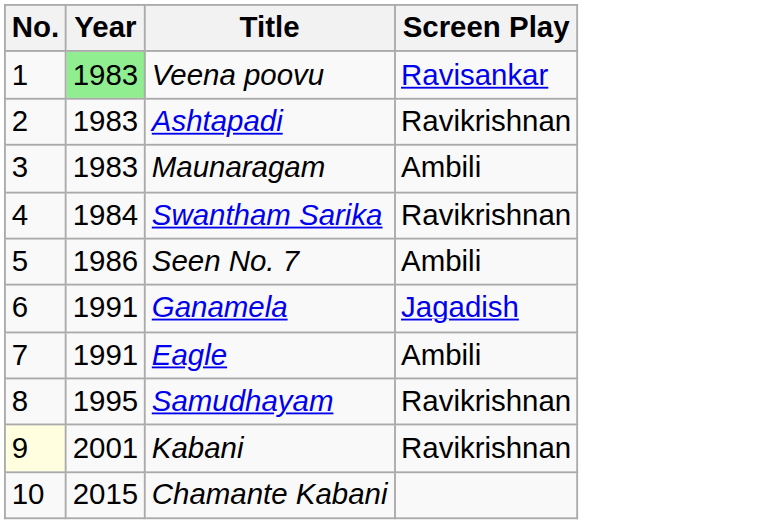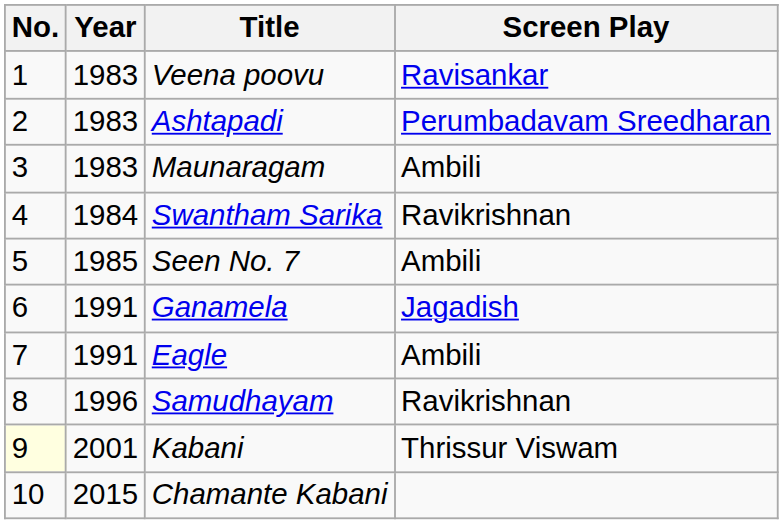(105, 74) lightgreen background -> (105, 74) no background
(486, 121) Ravikrishnan -> (586, 121) Perumbadavam Sreedharan
(105, 261) 1986 -> (105, 261) 1985
(105, 401) 1995 -> (105, 401) 1996
(486, 448) Ravikrishnan -> (510, 448) Thrissur Viswam
